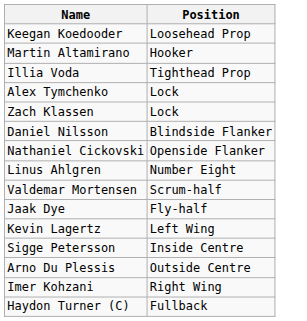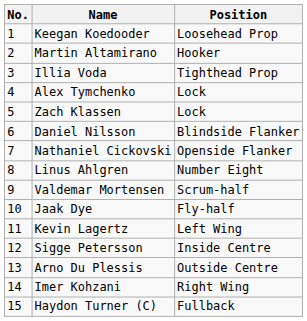+ column: (18, 14)
